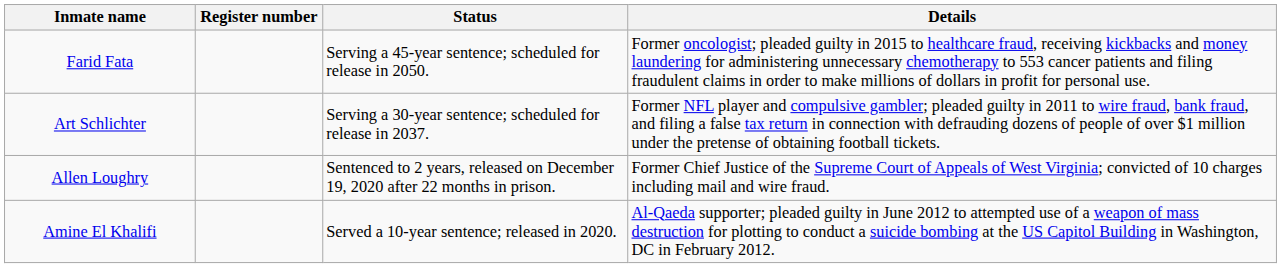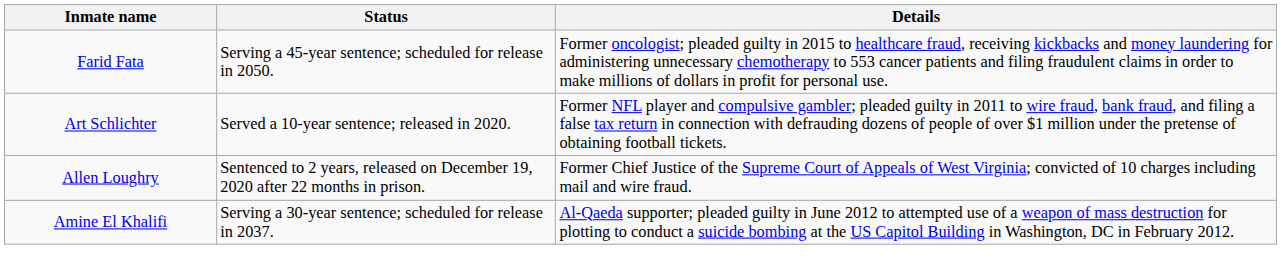- column: (259, 17)
(463, 124) Serving a 30-year sentence; scheduled for release in 2037. -> (365, 124) Served a 10-year sentence; released in 2020.
(471, 231) Served a 10-year sentence; released in 2020. -> (382, 221) Serving a 30-year sentence; scheduled for release in 2037.
